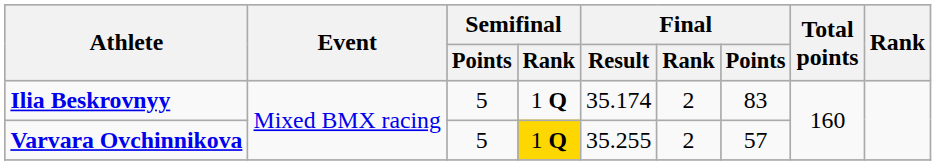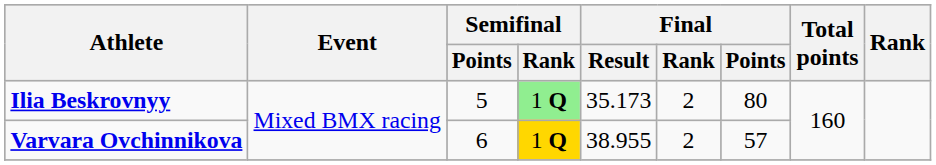(549, 100) no background -> (549, 100) lightgreen background
(619, 100) 35.174 -> (619, 100) 35.173
(756, 100) 83 -> (756, 100) 80
(482, 139) 5 -> (482, 139) 6
(619, 139) 35.255 -> (619, 139) 38.955
